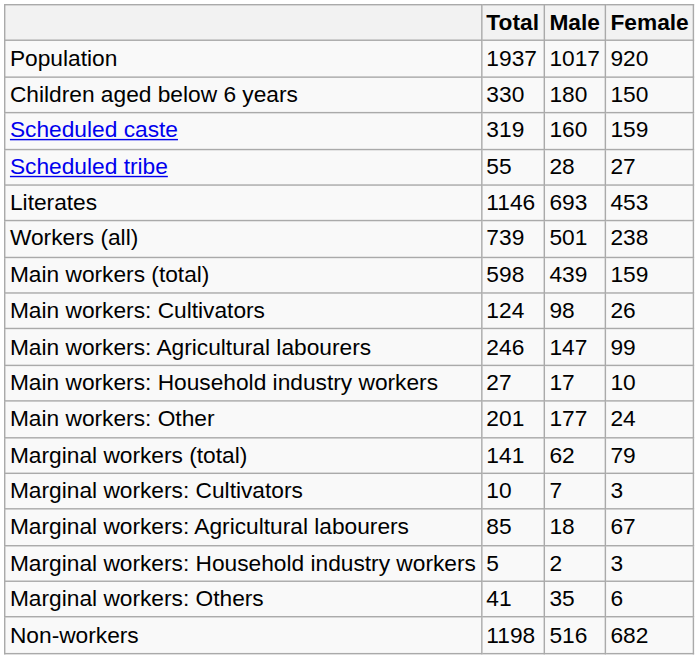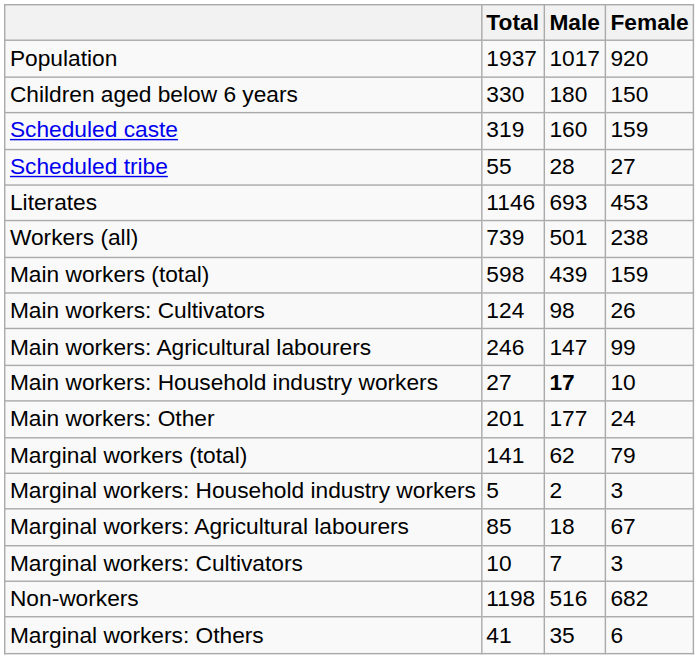(562, 382) normal -> (562, 382) bold
rows swapped: (156, 490) <-> (243, 563)
rows swapped: (137, 599) <-> (74, 635)
